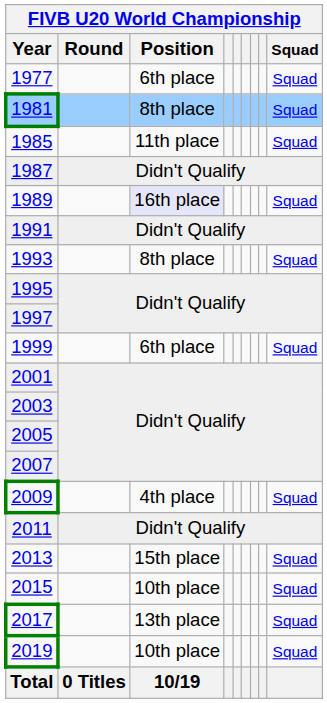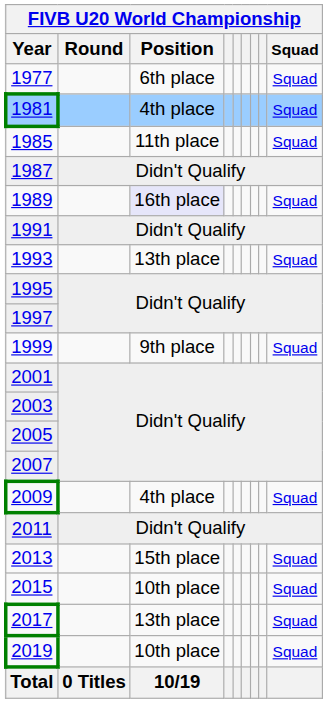(177, 109) 8th place -> (177, 109) 4th place
(177, 259) 8th place -> (177, 259) 13th place
(177, 347) 6th place -> (177, 347) 9th place
